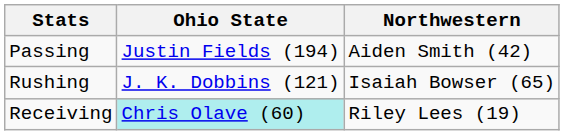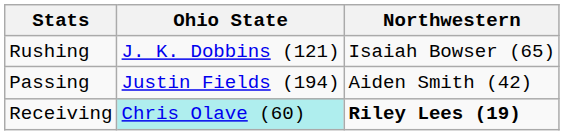rows swapped: (49, 51) <-> (49, 83)
(435, 114) normal -> (435, 114) bold
